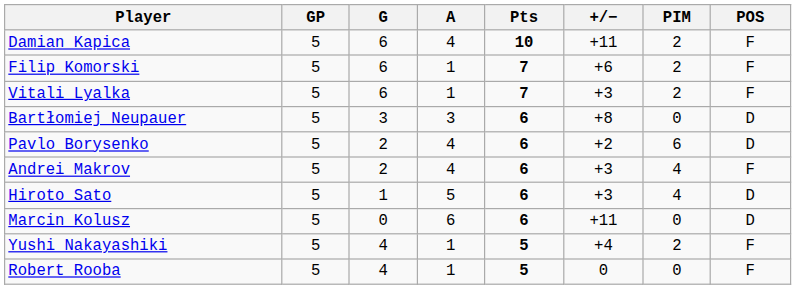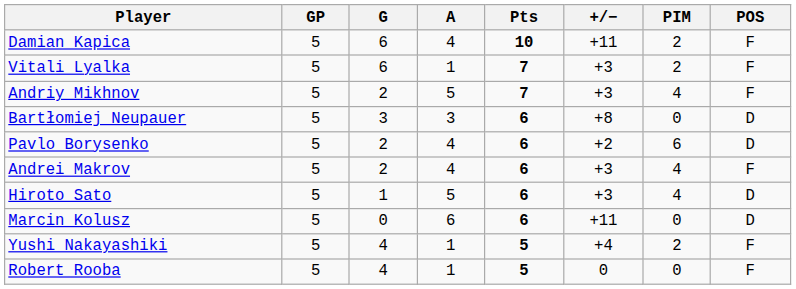- row: (74, 68)
+ row: (74, 94)
